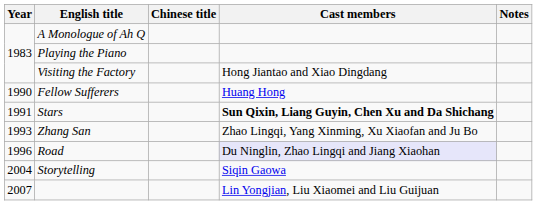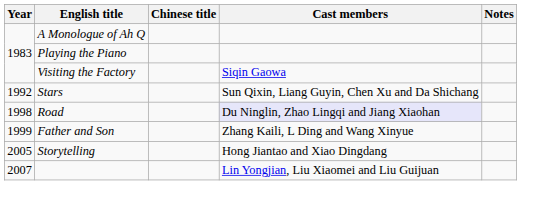(304, 72) Hong Jiantao and Xiao Dingdang -> (254, 72) Siqin Gaowa
- row: (78, 92)
(20, 111) 1991 -> (20, 92) 1992
(358, 111) bold -> (350, 92) normal
- row: (64, 131)
(20, 151) 1996 -> (20, 111) 1998
+ row: (76, 131)
(20, 170) 2004 -> (20, 151) 2005
(254, 170) Siqin Gaowa -> (304, 151) Hong Jiantao and Xiao Dingdang
